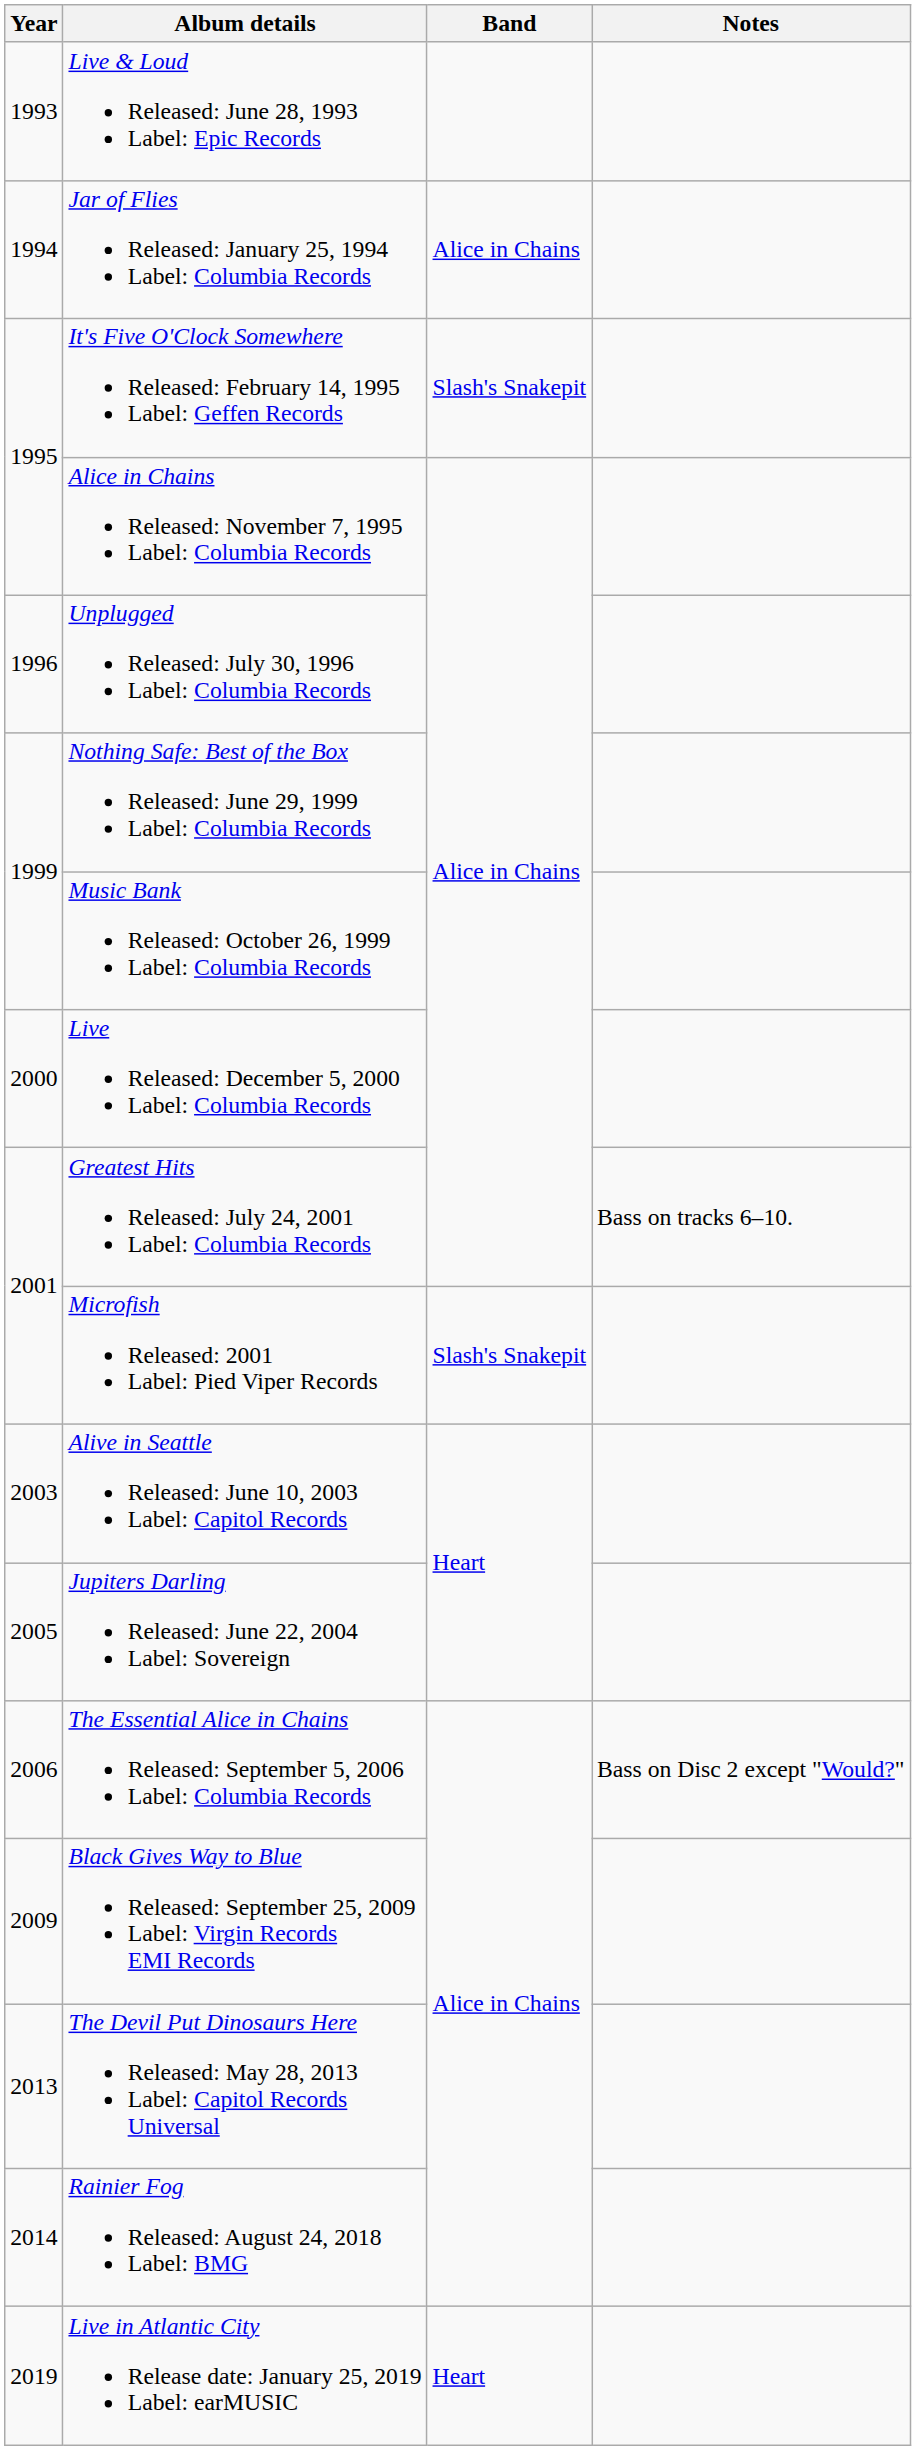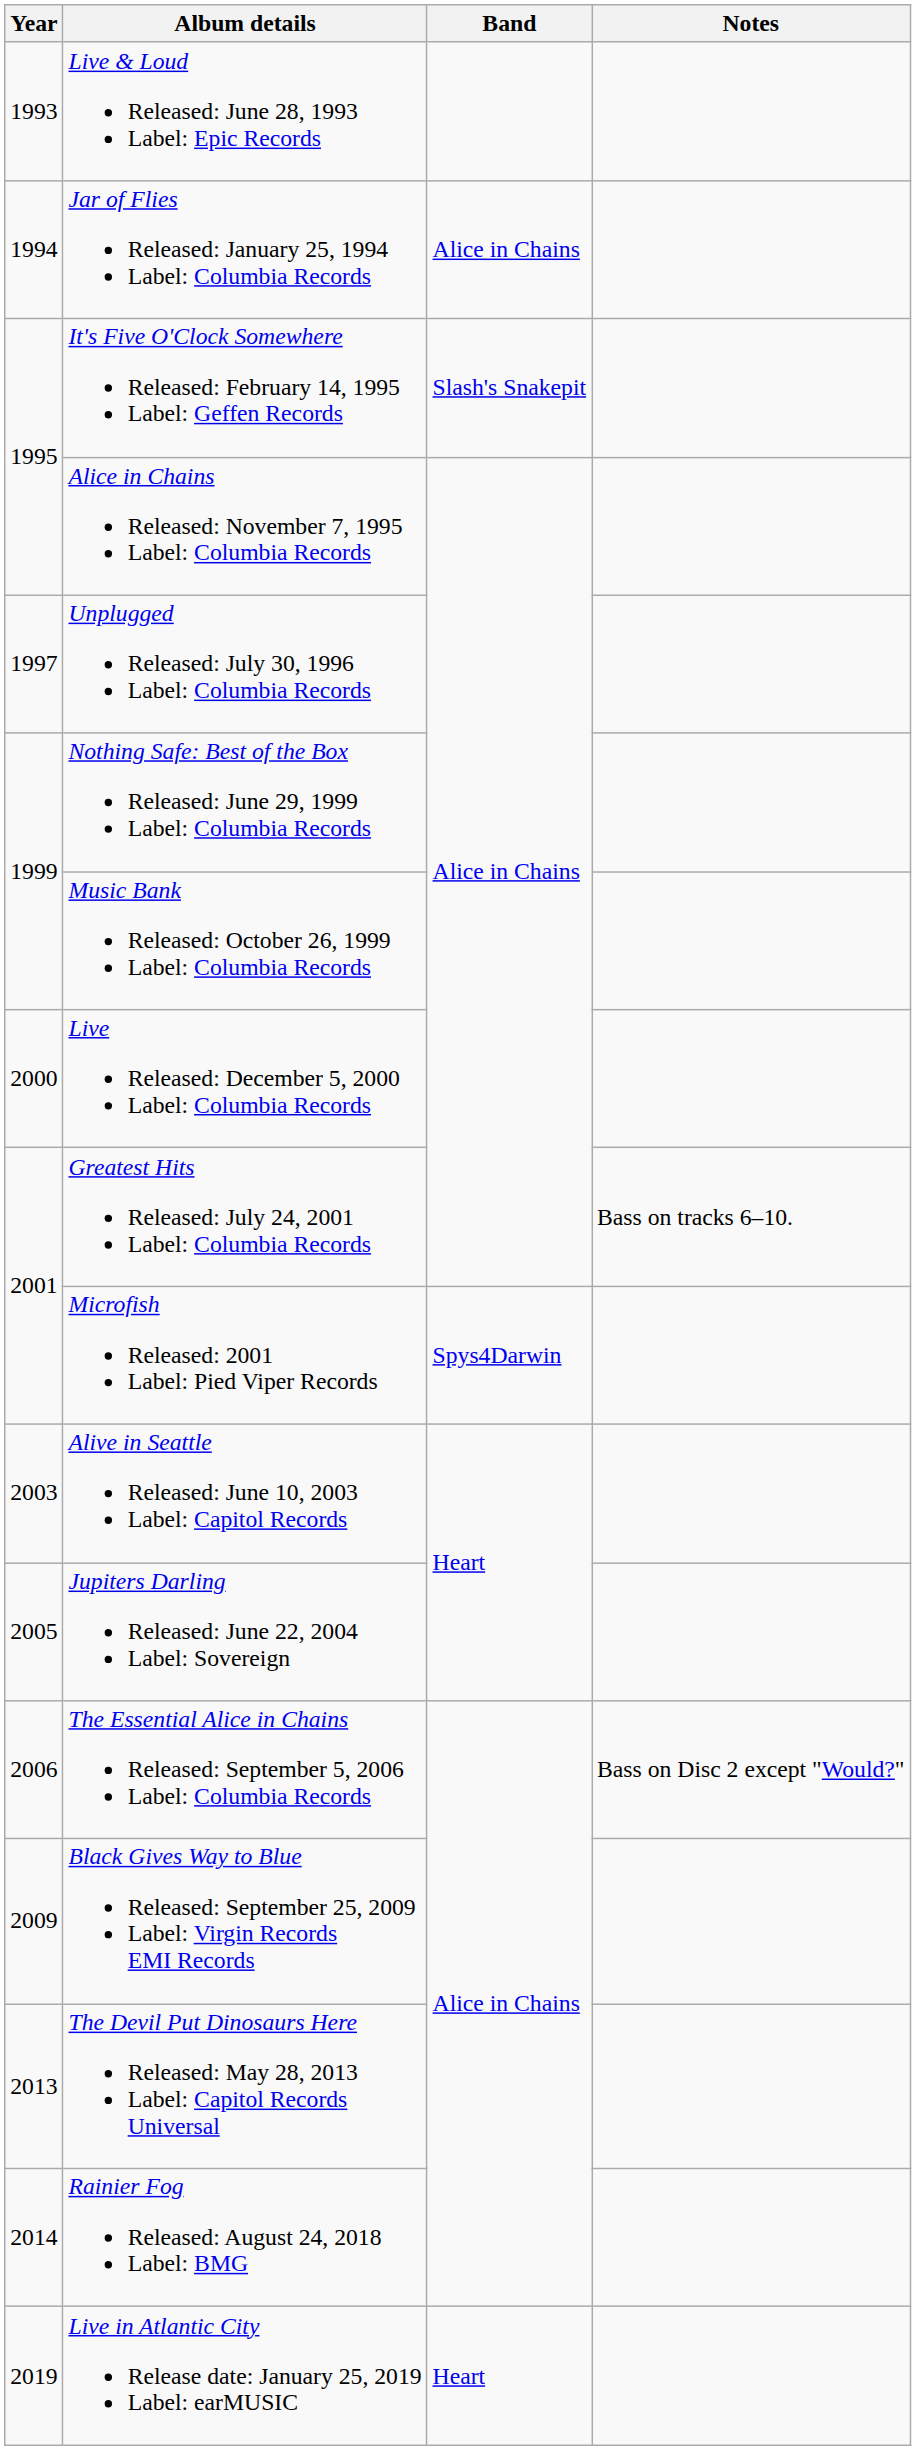(34, 663) 1996 -> (34, 663) 1997
(509, 1354) Slash's Snakepit -> (497, 1354) Spys4Darwin
